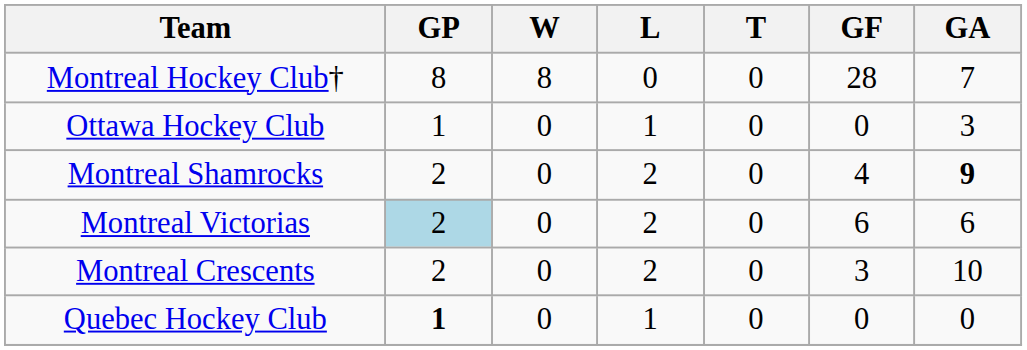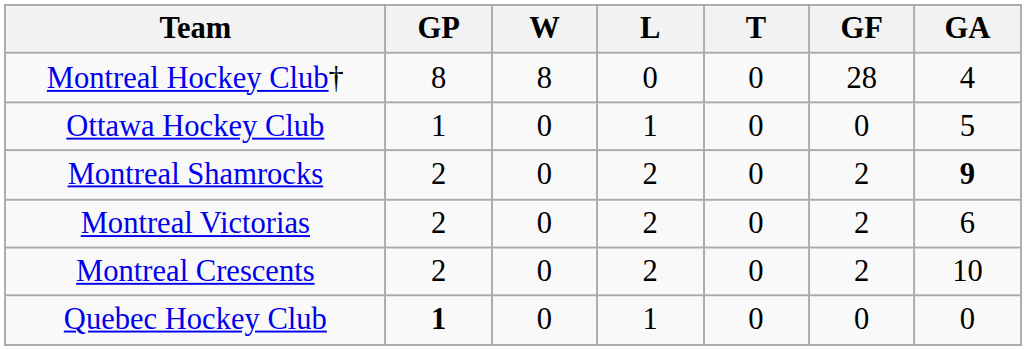(967, 77) 7 -> (967, 77) 4
(967, 125) 3 -> (967, 125) 5
(862, 174) 4 -> (862, 174) 2
(439, 222) lightblue background -> (439, 222) no background
(862, 222) 6 -> (862, 222) 2
(862, 271) 3 -> (862, 271) 2
